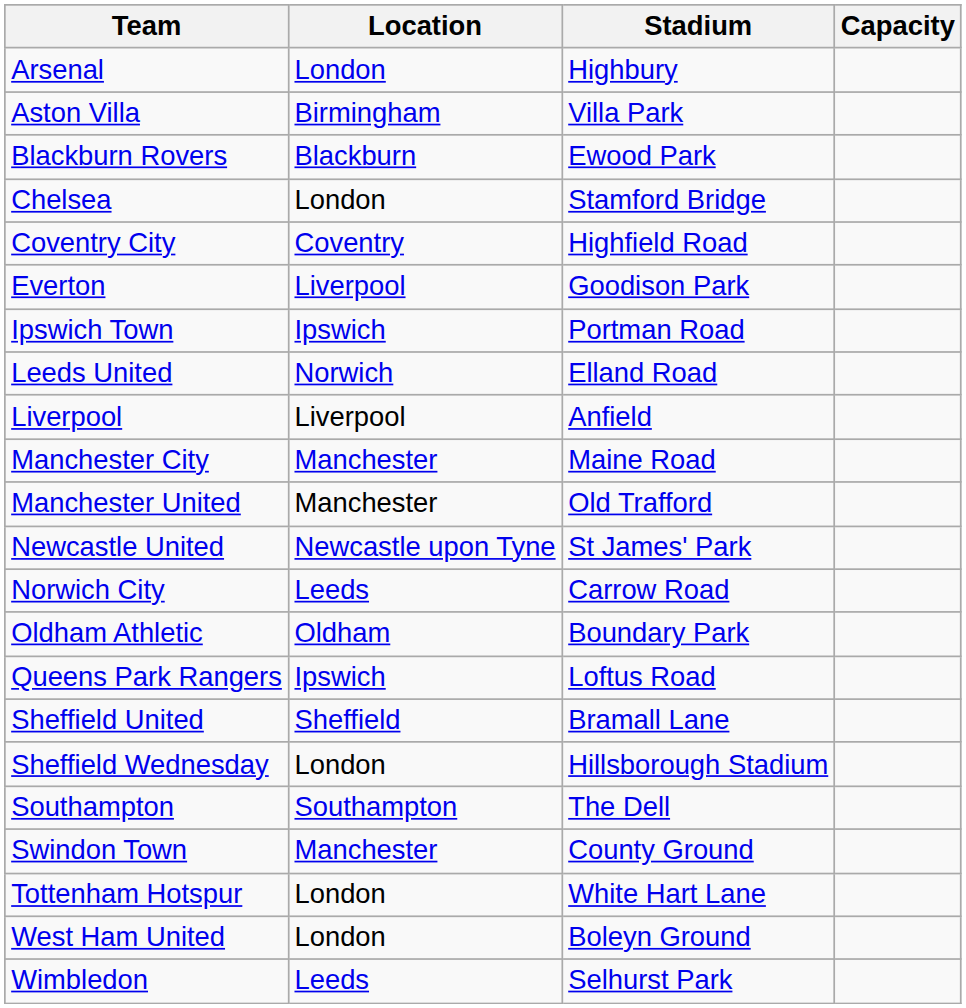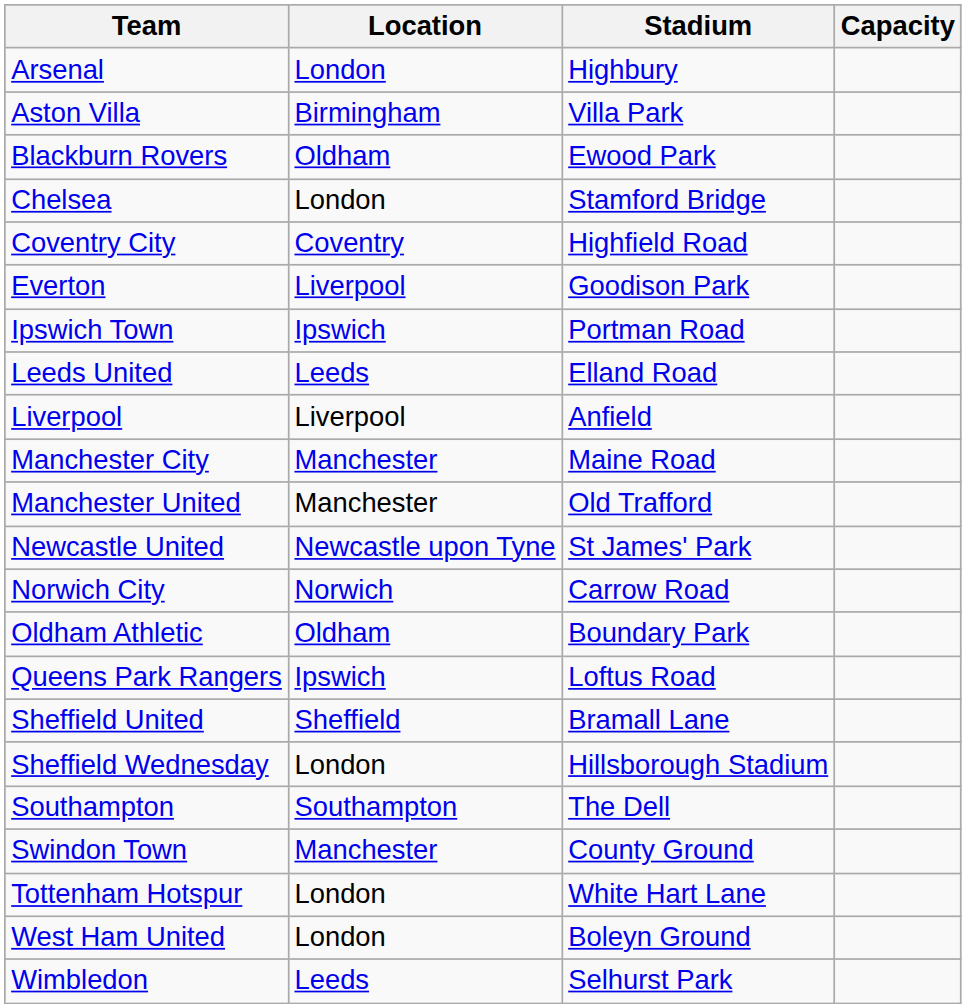(355, 156) Blackburn -> (342, 156) Oldham
(344, 373) Norwich -> (332, 373) Leeds
(332, 590) Leeds -> (344, 590) Norwich
